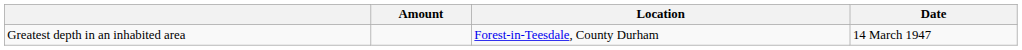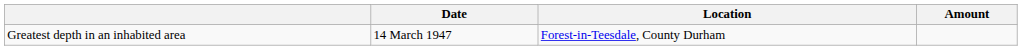columns swapped: (421, 14) <-> (934, 14)
